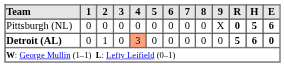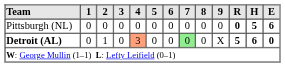(220, 26) X -> (220, 26) 0
(187, 40) no background -> (187, 40) lightgreen background
(220, 40) 0 -> (220, 40) X
